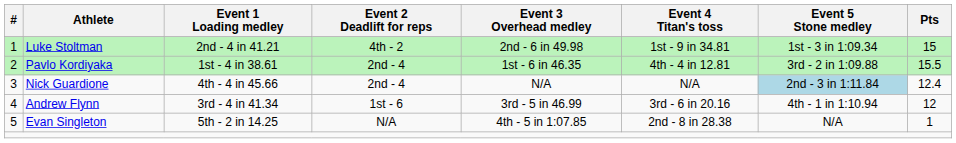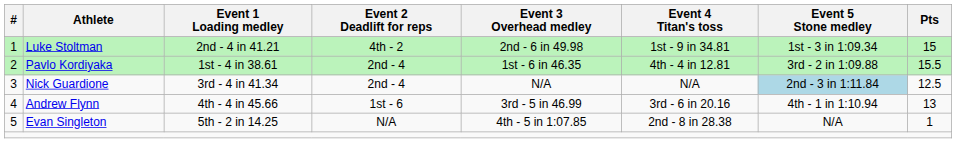(238, 84) 4th - 4 in 45.66 -> (238, 84) 3rd - 4 in 41.34
(930, 84) 12.4 -> (930, 84) 12.5
(238, 103) 3rd - 4 in 41.34 -> (238, 103) 4th - 4 in 45.66
(930, 103) 12 -> (930, 103) 13
